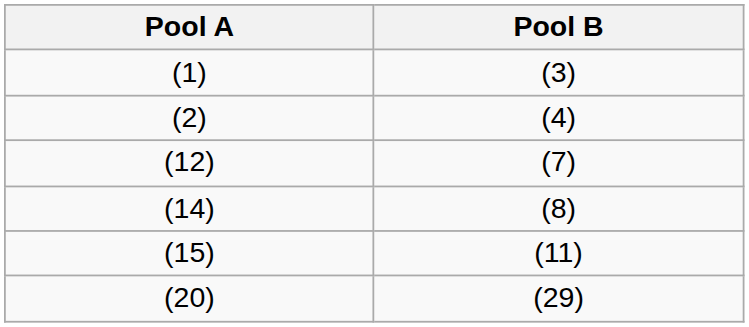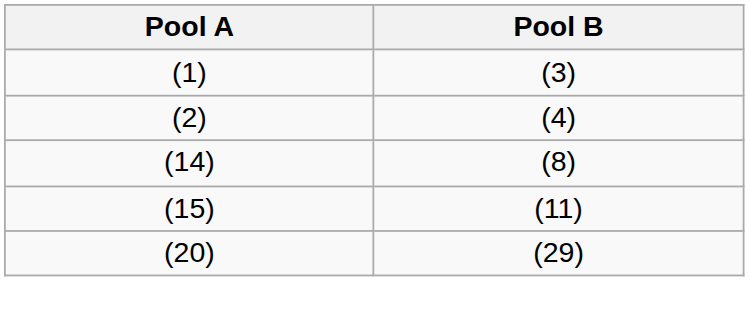- row: (189, 162)
